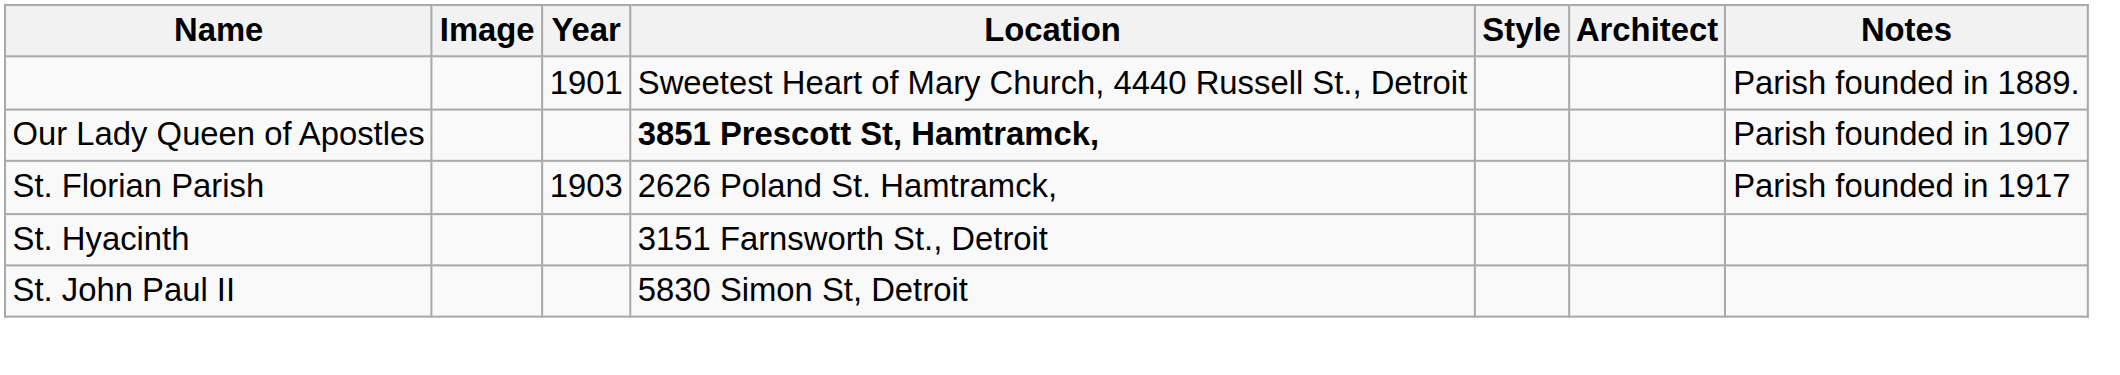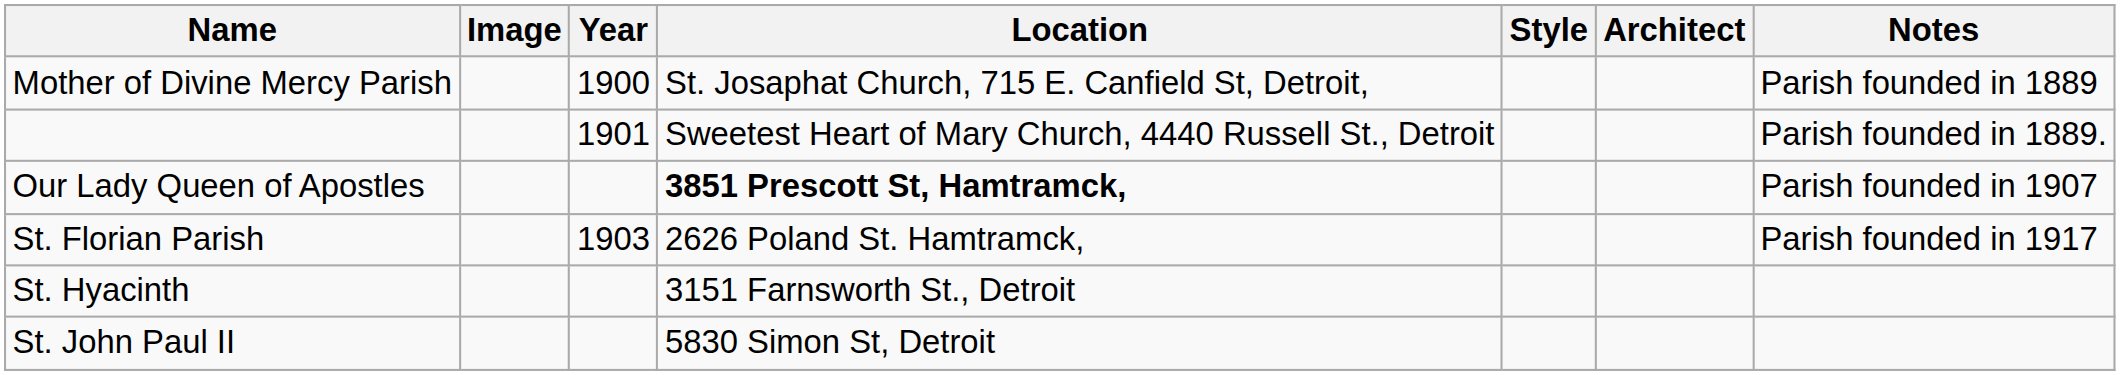+ row: (232, 82)
